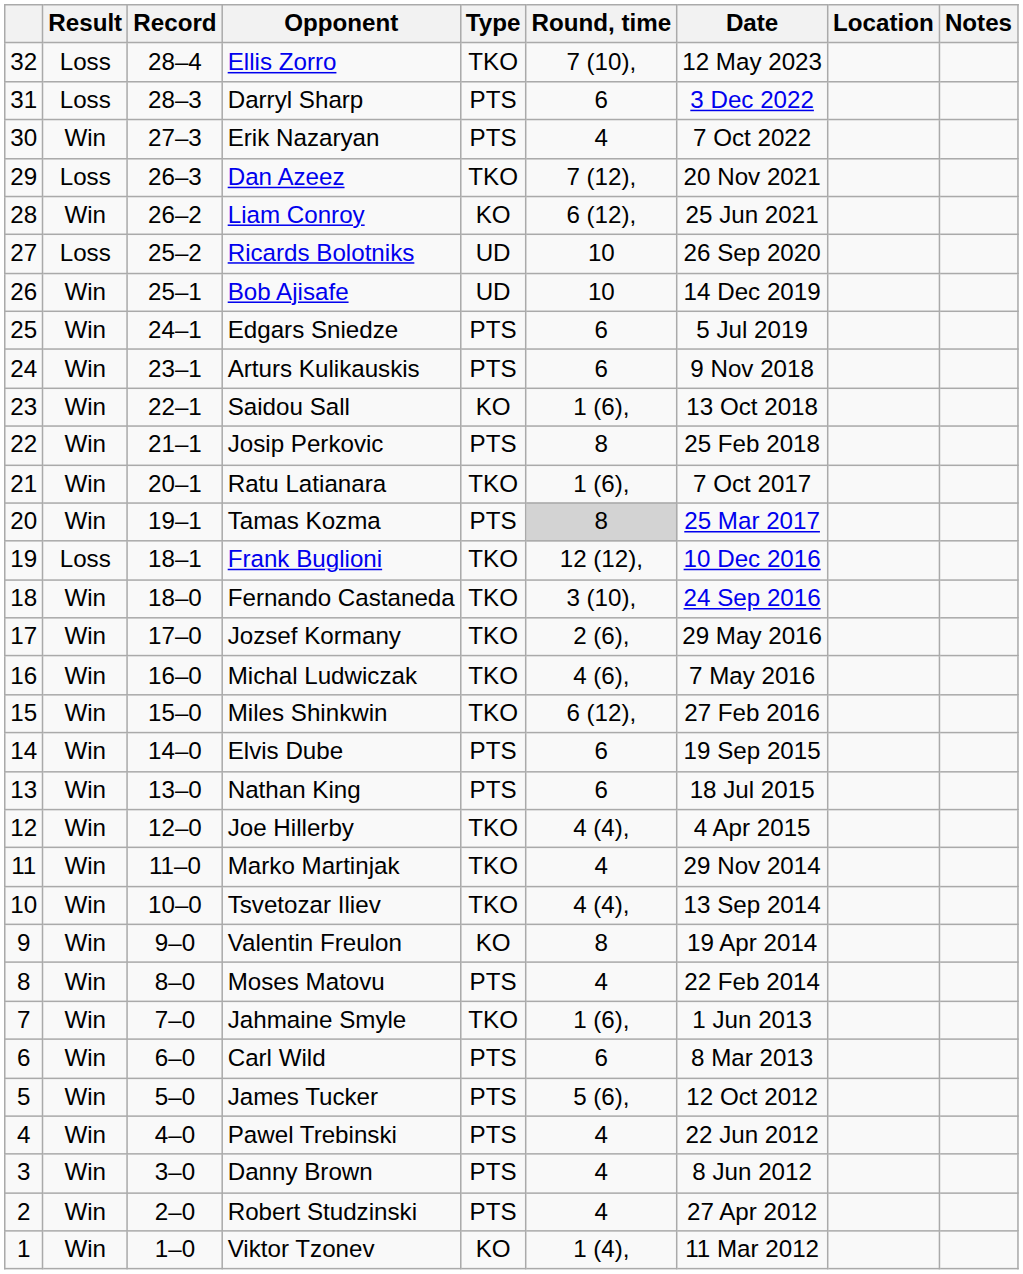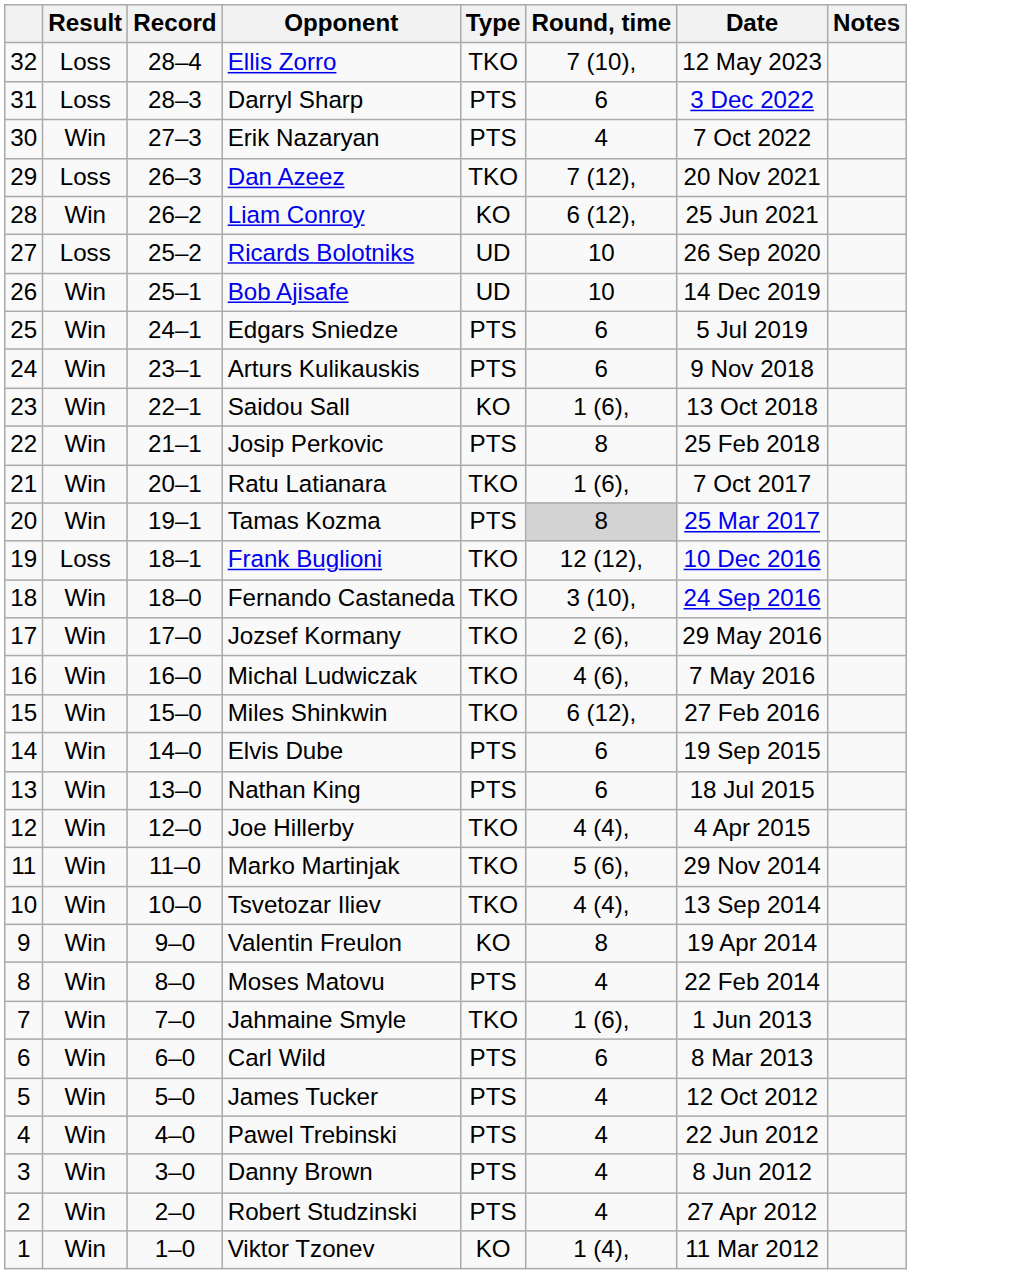- column: (883, 23)
(601, 866) 4 -> (601, 866) 5 (6),
(601, 1096) 5 (6), -> (601, 1096) 4
